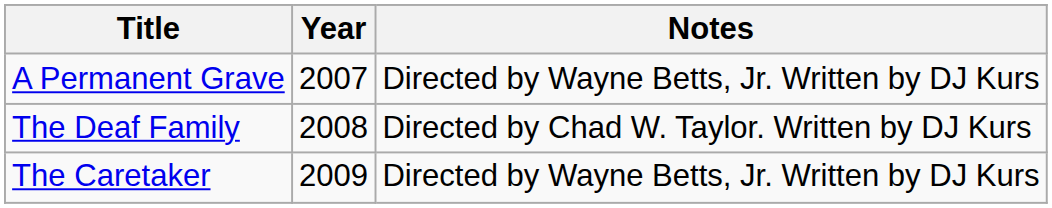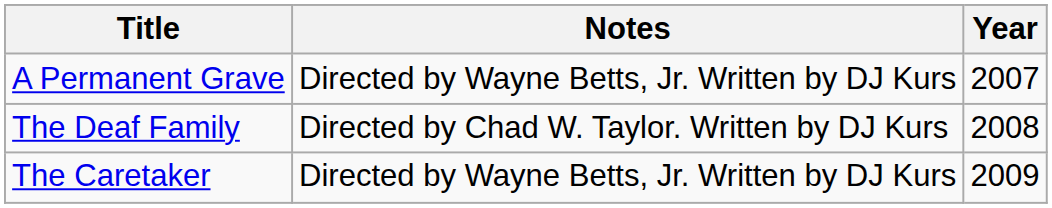columns swapped: (334, 29) <-> (711, 29)
